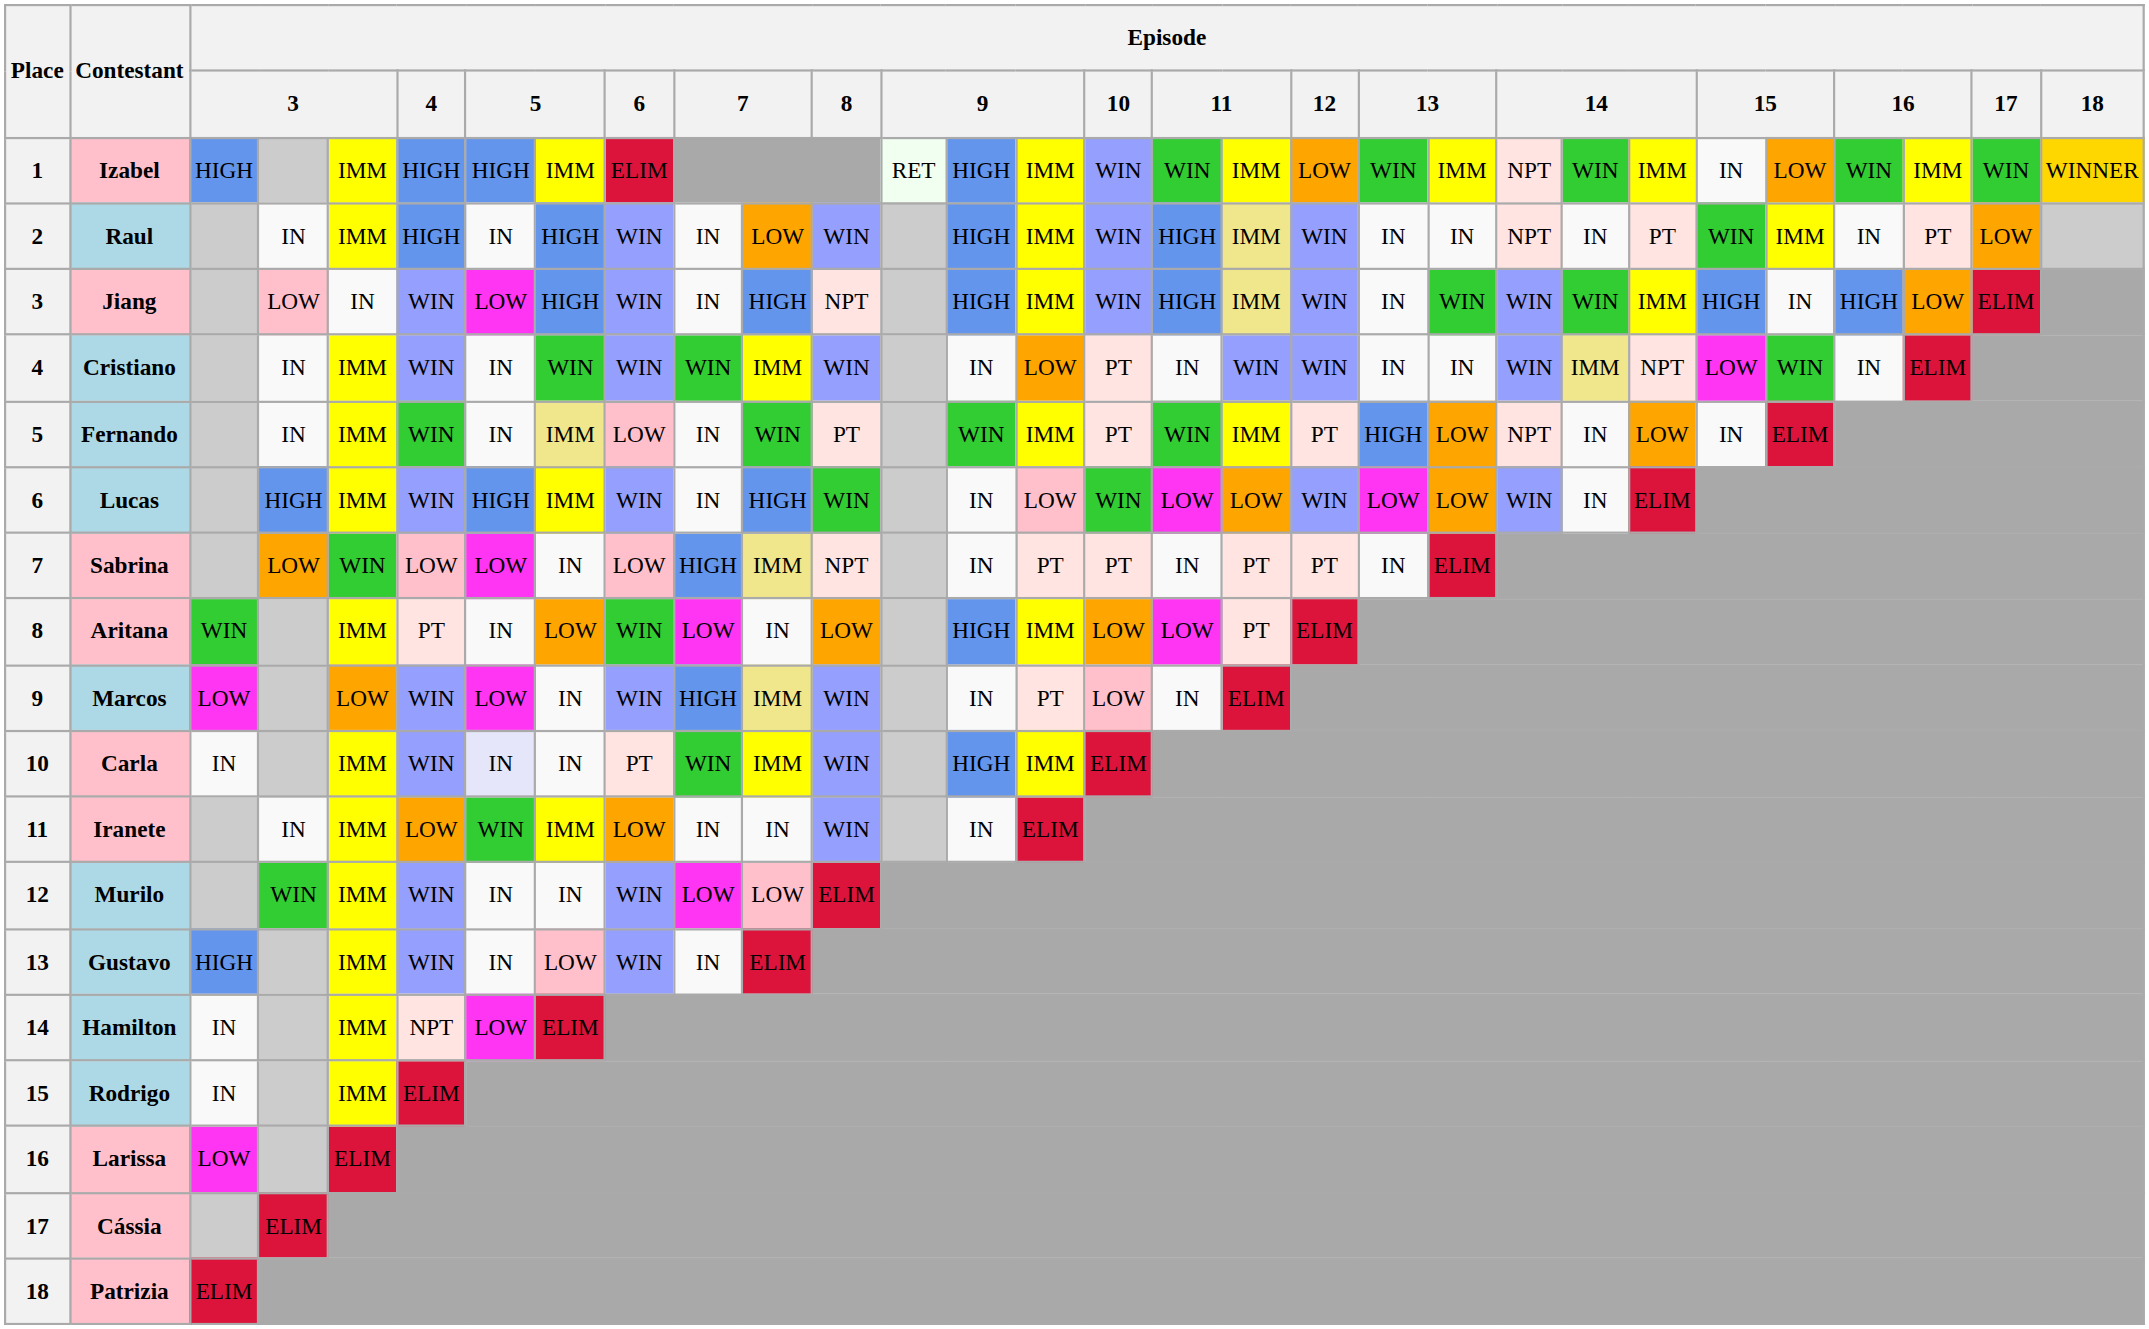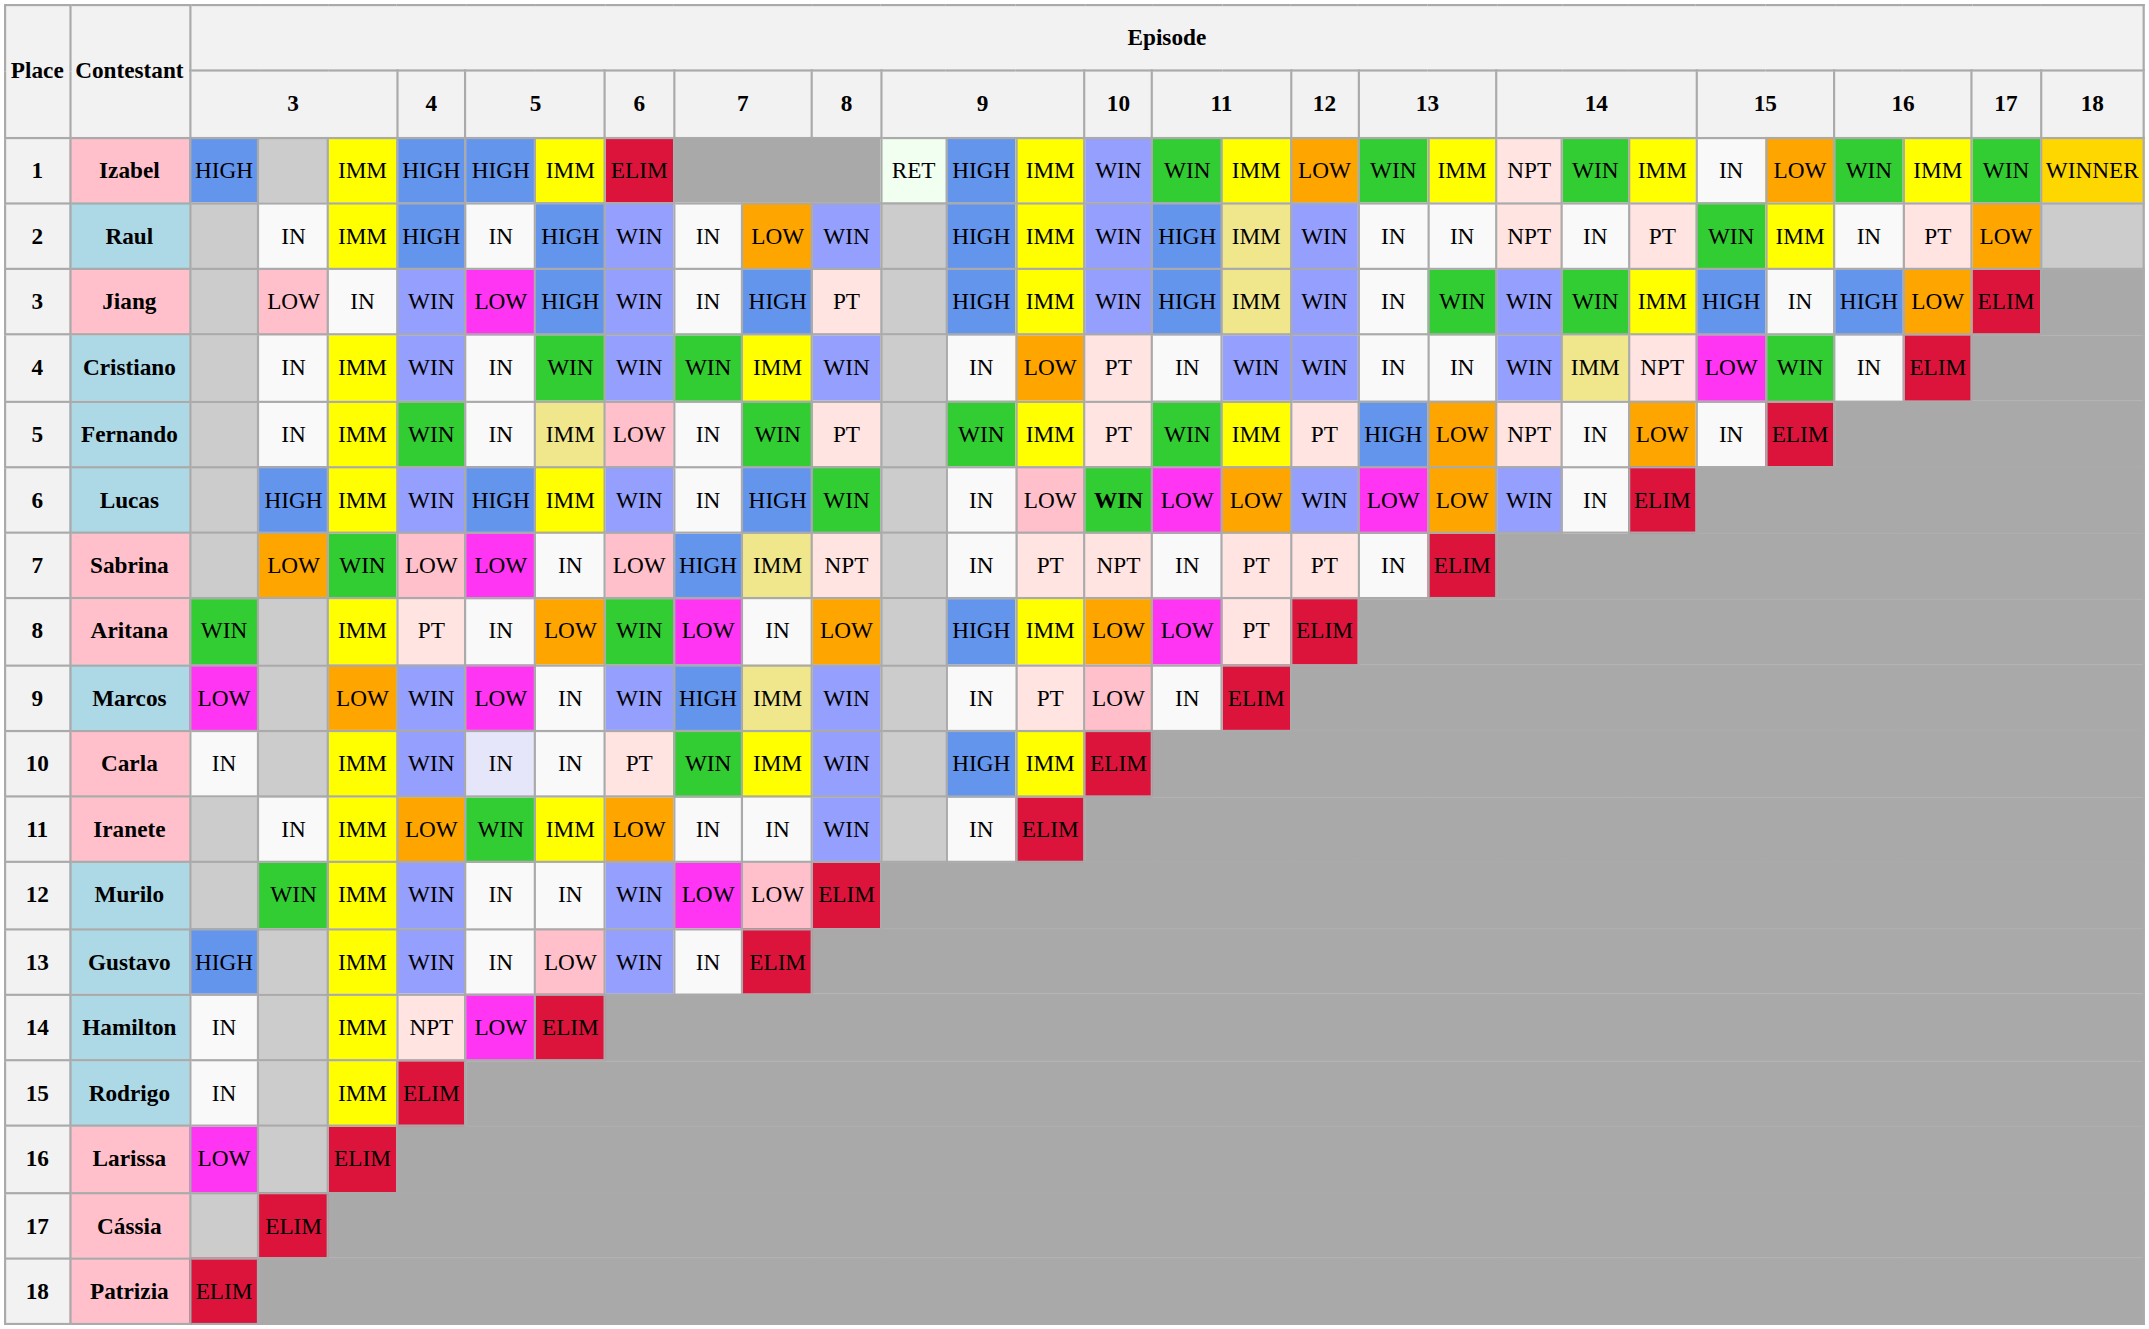(847, 301) NPT -> (847, 301) PT
(1118, 499) normal -> (1118, 499) bold
(1118, 565) PT -> (1118, 565) NPT
